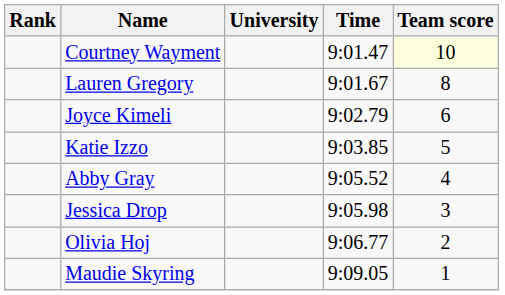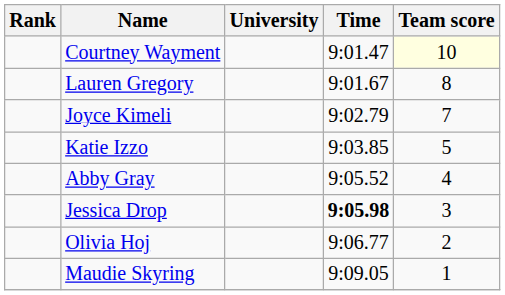(446, 115) 6 -> (447, 115) 7
(358, 210) normal -> (359, 210) bold
